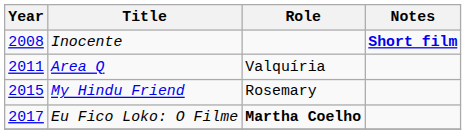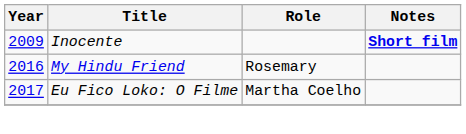(26, 42) 2008 -> (26, 42) 2009
- row: (78, 67)
(26, 92) 2015 -> (26, 67) 2016
(303, 117) bold -> (303, 92) normal
